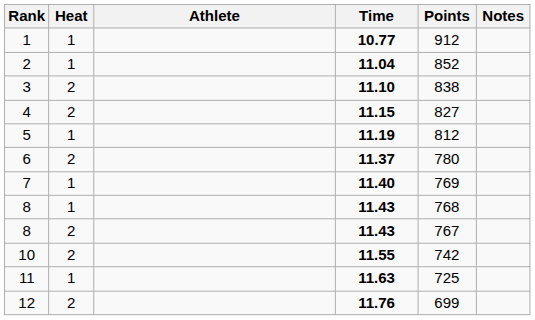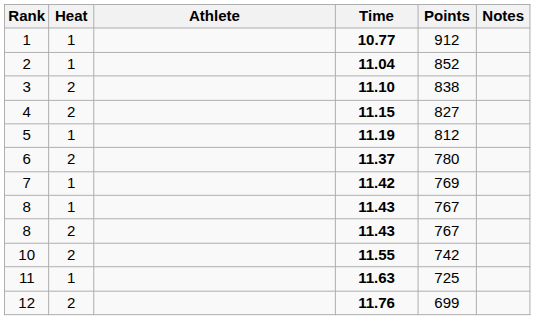(377, 183) 11.40 -> (377, 183) 11.42
(447, 207) 768 -> (447, 207) 767
